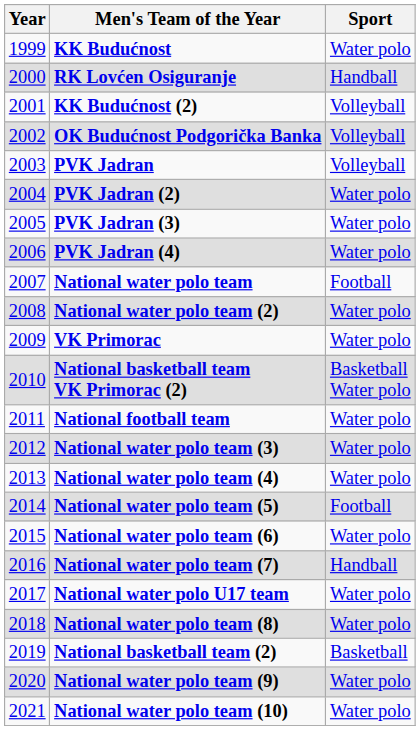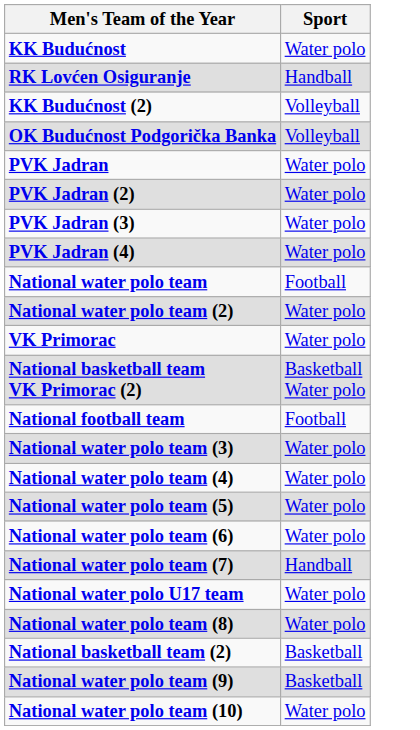- column: (27, 19)
(368, 164) Volleyball -> (325, 164) Water polo
(370, 419) Water polo -> (315, 419) Football
(361, 506) Football -> (325, 506) Water polo
(370, 681) Water polo -> (324, 681) Basketball
